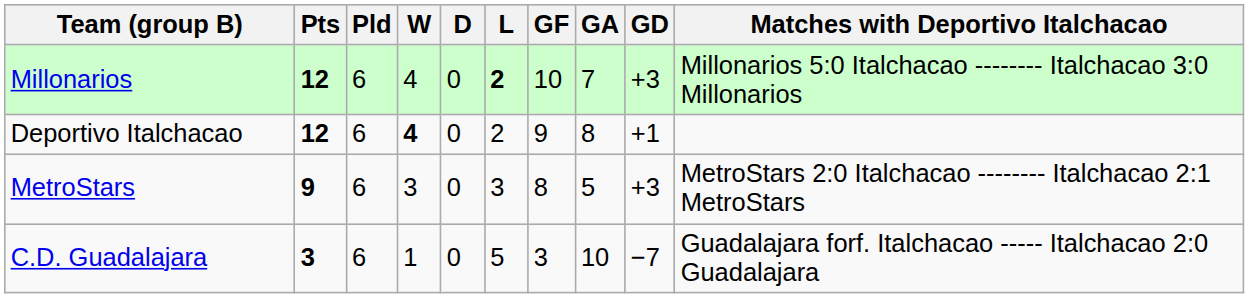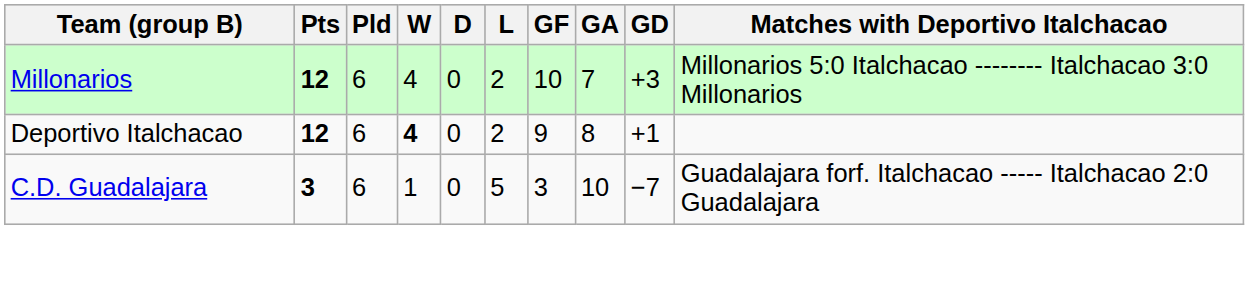(497, 79) bold -> (497, 79) normal
- row: (73, 188)
